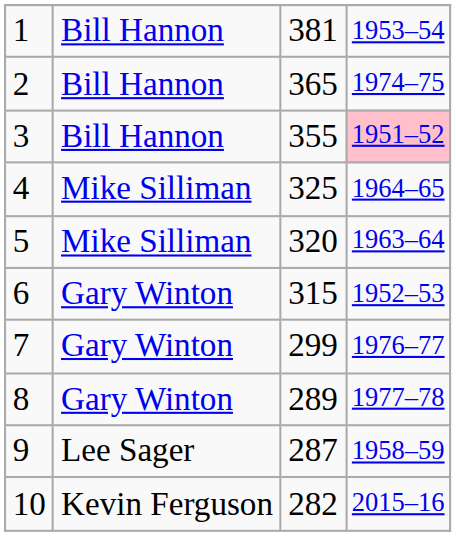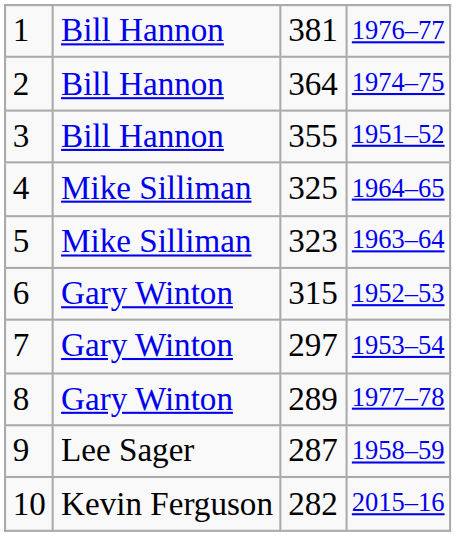(398, 30) 1953–54 -> (398, 30) 1976–77
(313, 83) 365 -> (313, 83) 364
(398, 135) pink background -> (398, 135) no background
(313, 240) 320 -> (313, 240) 323
(313, 345) 299 -> (313, 345) 297
(398, 345) 1976–77 -> (398, 345) 1953–54
